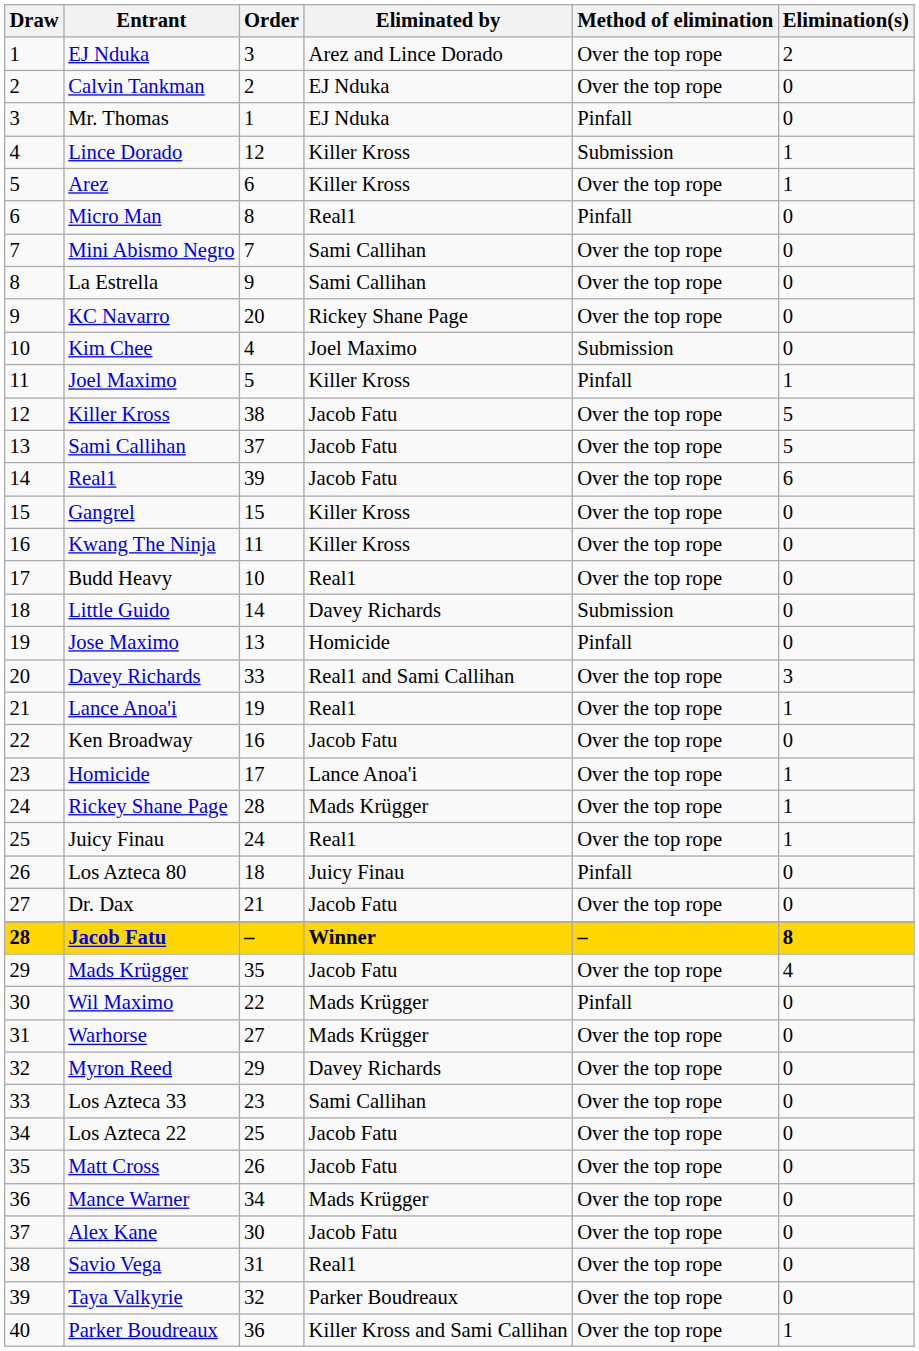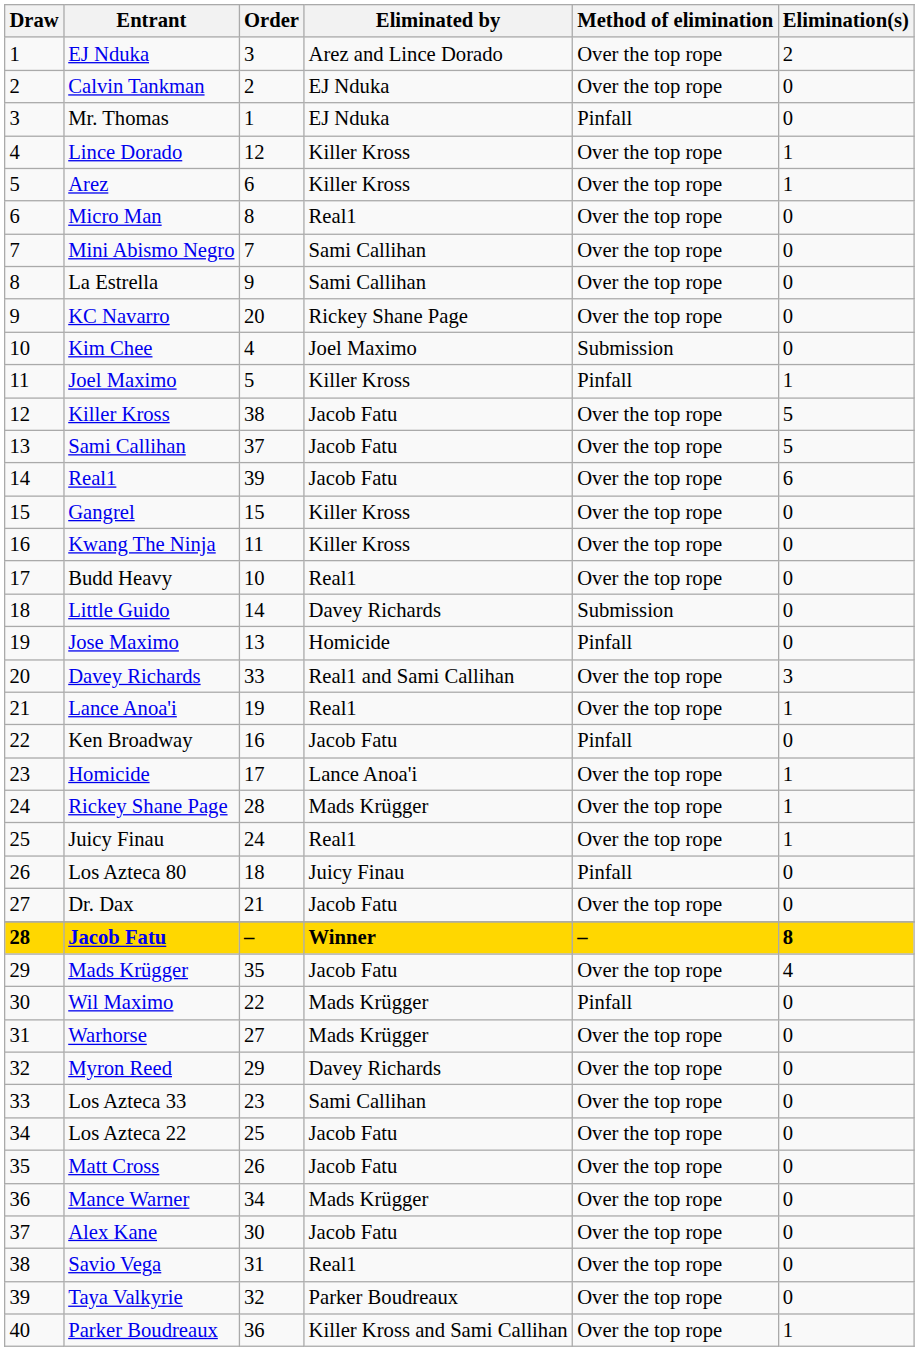(625, 151) Submission -> (650, 151) Over the top rope
(605, 217) Pinfall -> (650, 217) Over the top rope
(650, 741) Over the top rope -> (605, 741) Pinfall
